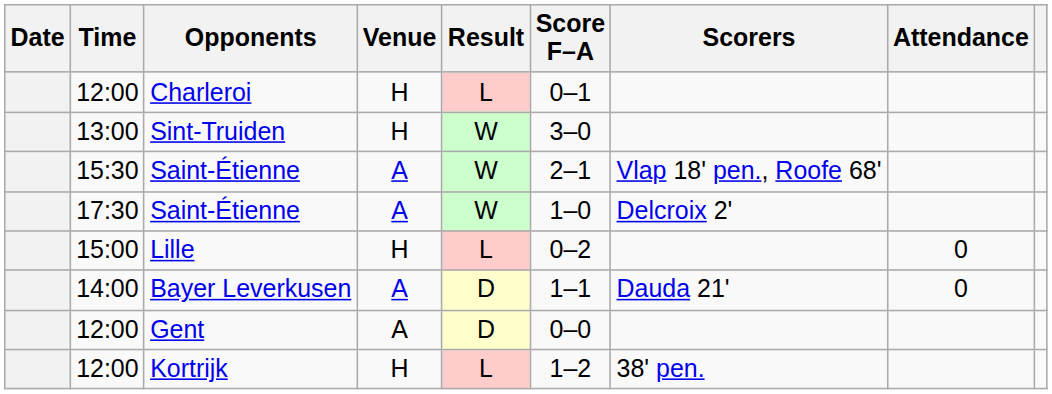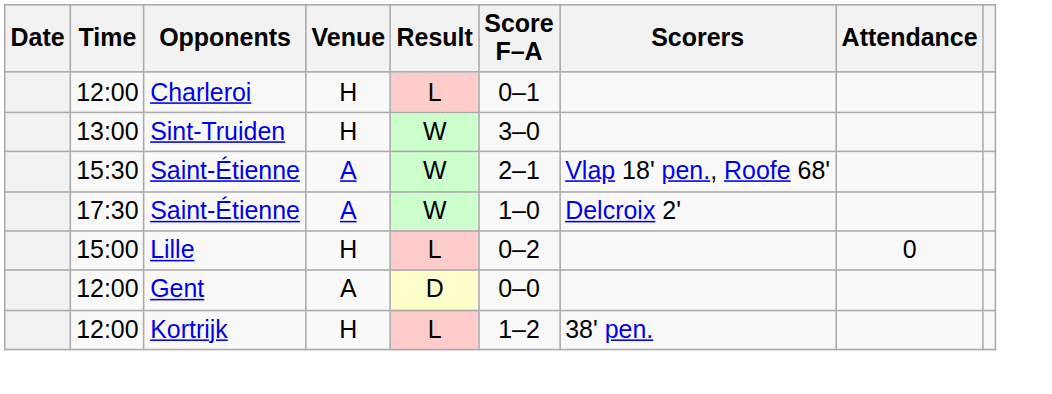- row: (107, 289)
